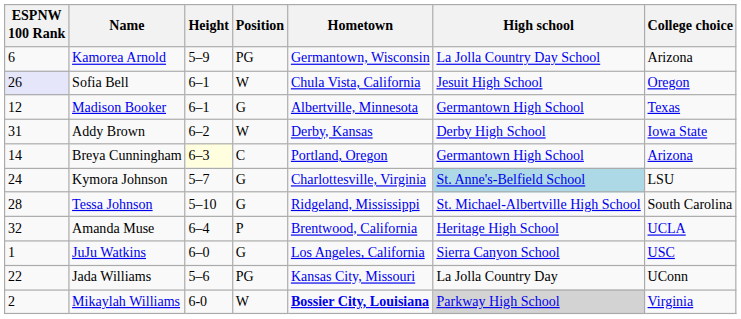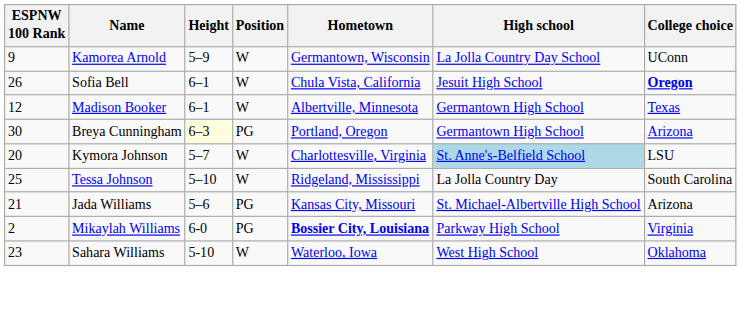(11, 58) 6 -> (11, 58) 9
(245, 58) PG -> (242, 58) W
(670, 58) Arizona -> (668, 58) UConn
(15, 82) lavender background -> (15, 82) no background
(669, 82) normal -> (670, 82) bold
(241, 107) G -> (242, 107) W
- row: (109, 131)
(15, 155) 14 -> (15, 131) 30
(240, 155) C -> (245, 131) PG
(15, 180) 24 -> (15, 155) 20
(241, 180) G -> (242, 155) W
(15, 204) 28 -> (15, 180) 25
(241, 204) G -> (242, 180) W
(539, 204) St. Michael-Albertville High School -> (497, 180) La Jolla Country Day
- row: (113, 228)
- row: (109, 253)
(15, 277) 22 -> (15, 204) 21
(497, 277) La Jolla Country Day -> (539, 204) St. Michael-Albertville High School
(668, 277) UConn -> (670, 204) Arizona
(242, 301) W -> (245, 228) PG
(498, 301) lightgrey background -> (498, 228) no background
+ row: (118, 253)
